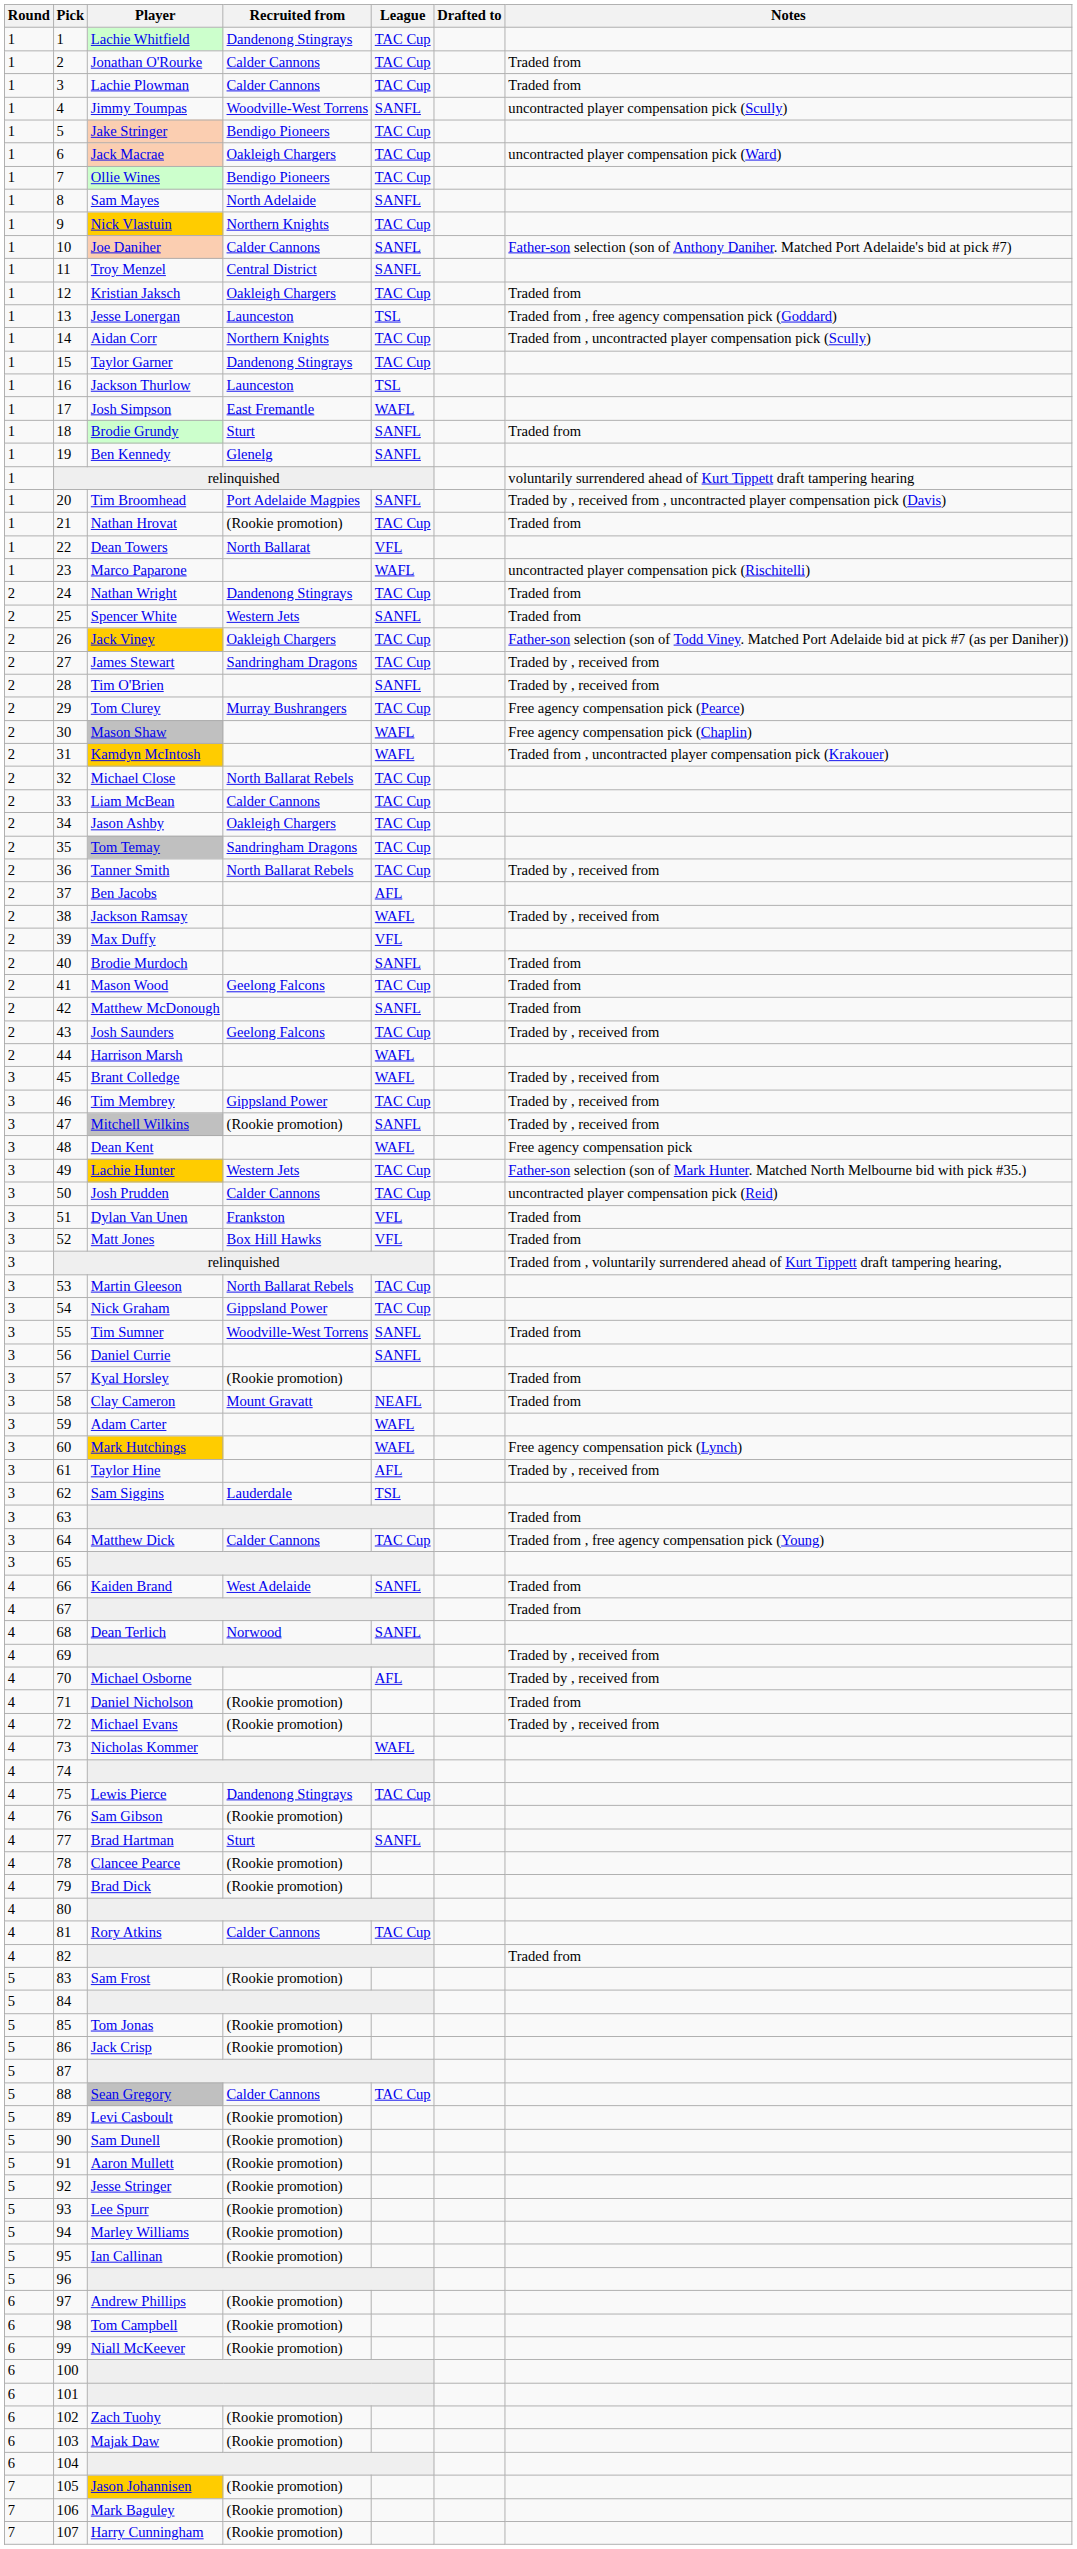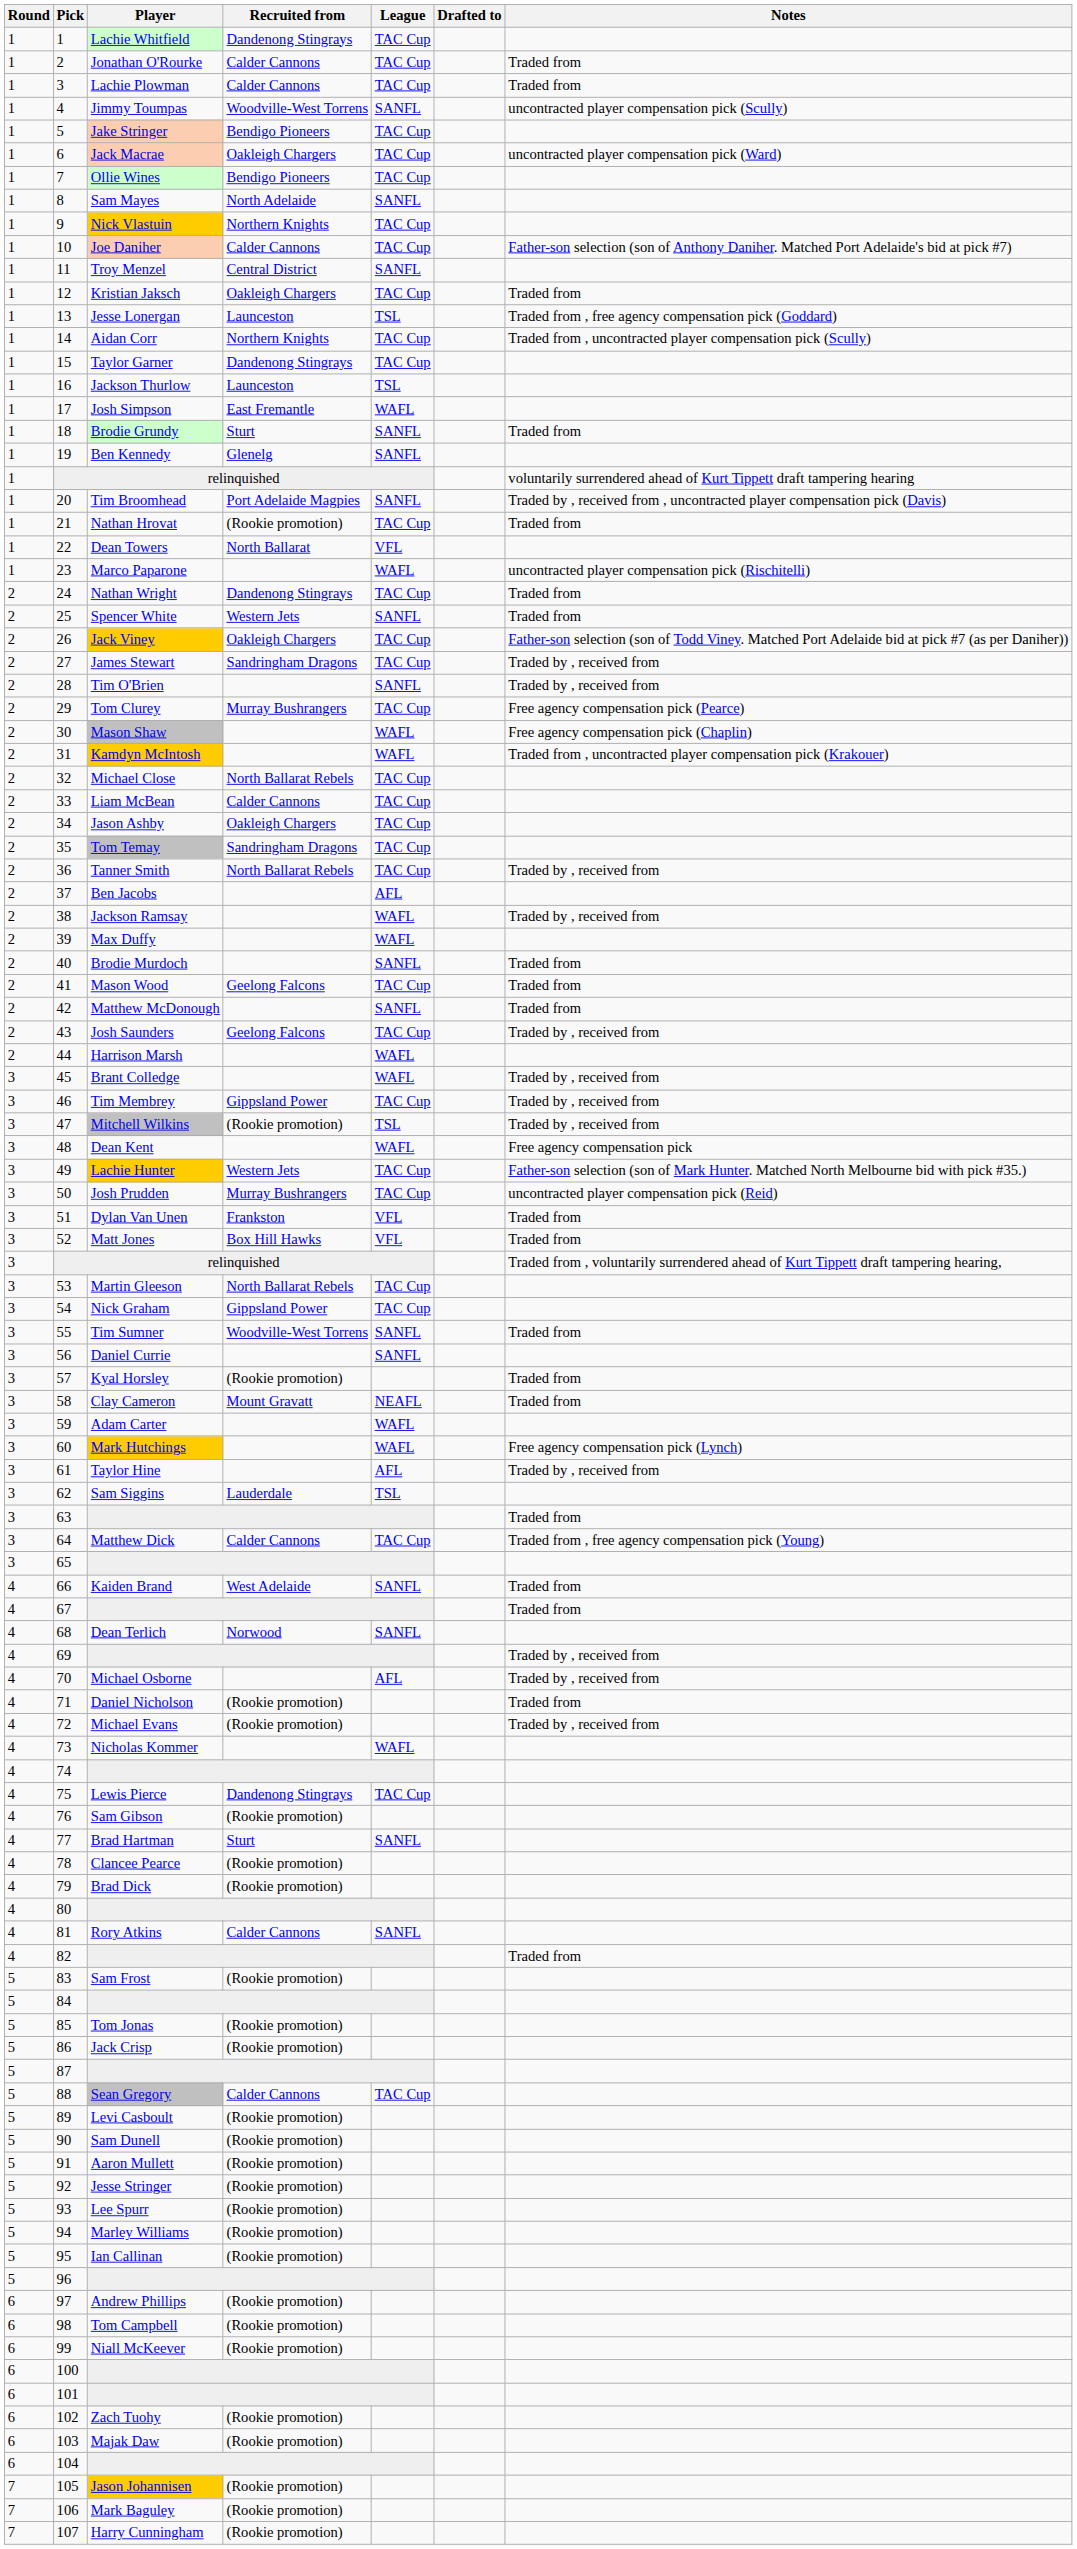(398, 246) SANFL -> (403, 246) TAC Cup
(389, 939) VFL -> (395, 939) WAFL
(398, 1124) SANFL -> (388, 1124) TSL
(273, 1193) Calder Cannons -> (287, 1193) Murray Bushrangers
(403, 1932) TAC Cup -> (398, 1932) SANFL
